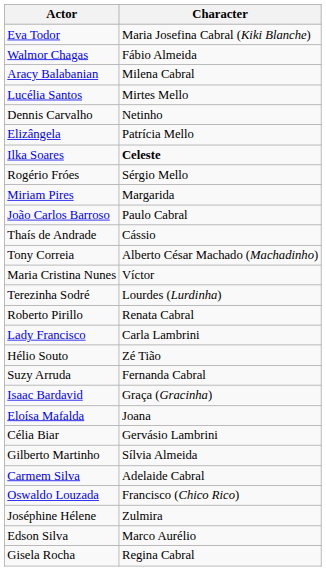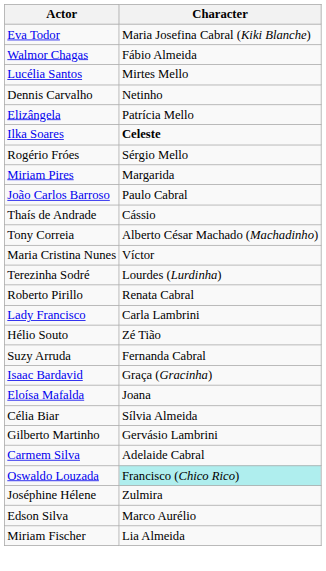- row: (53, 74)
(170, 435) Gervásio Lambrini -> (160, 415) Sílvia Almeida
(160, 455) Sílvia Almeida -> (170, 435) Gervásio Lambrini
(181, 495) no background -> (181, 475) paleturquoise background
+ row: (46, 535)
- row: (41, 555)
